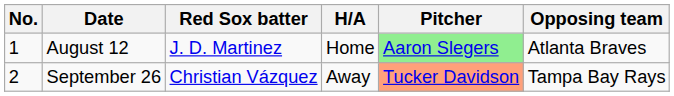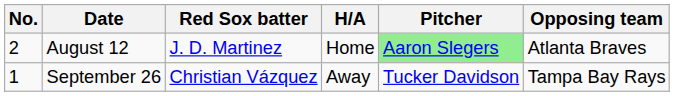(14, 47) 1 -> (14, 47) 2
(14, 76) 2 -> (14, 76) 1
(451, 76) lightsalmon background -> (451, 76) no background
